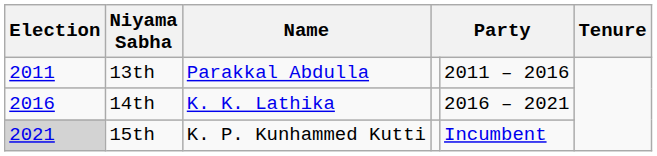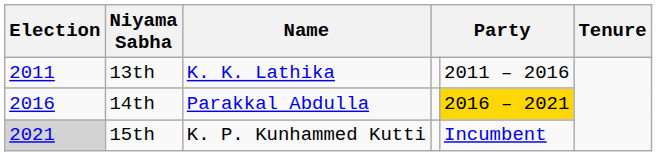(278, 73) Parakkal Abdulla -> (261, 73) K. K. Lathika
(261, 104) K. K. Lathika -> (278, 104) Parakkal Abdulla
(507, 104) no background -> (507, 104) gold background
